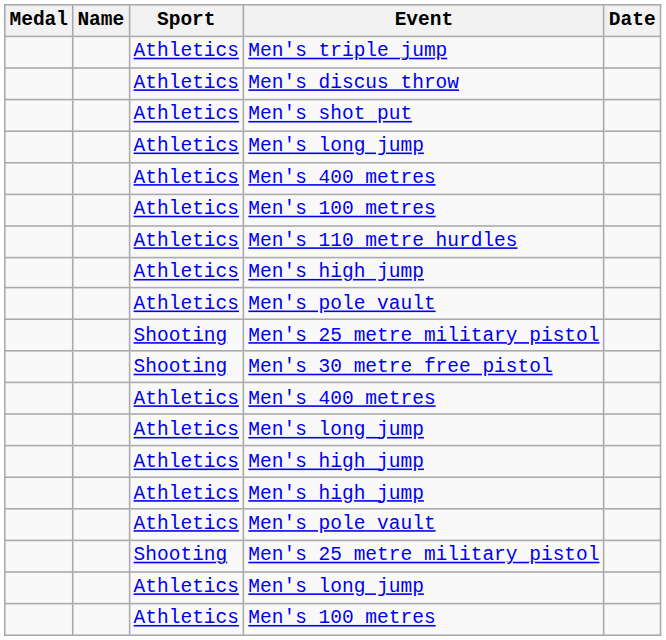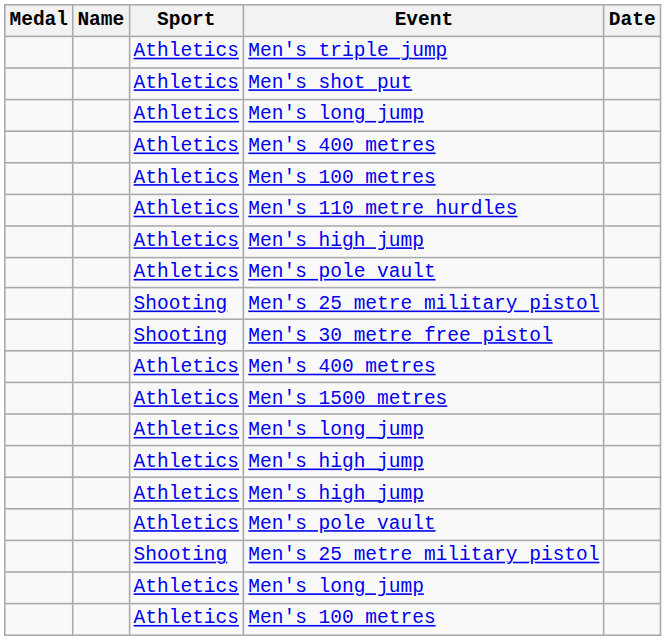- row: (186, 84)
+ row: (186, 399)
